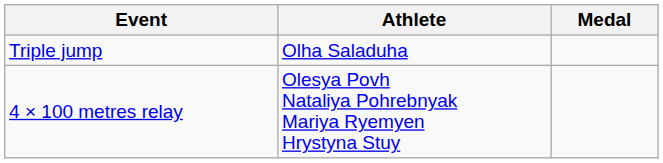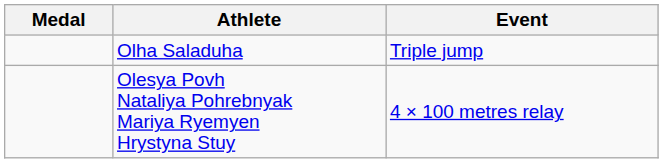columns swapped: (604, 20) <-> (141, 20)
